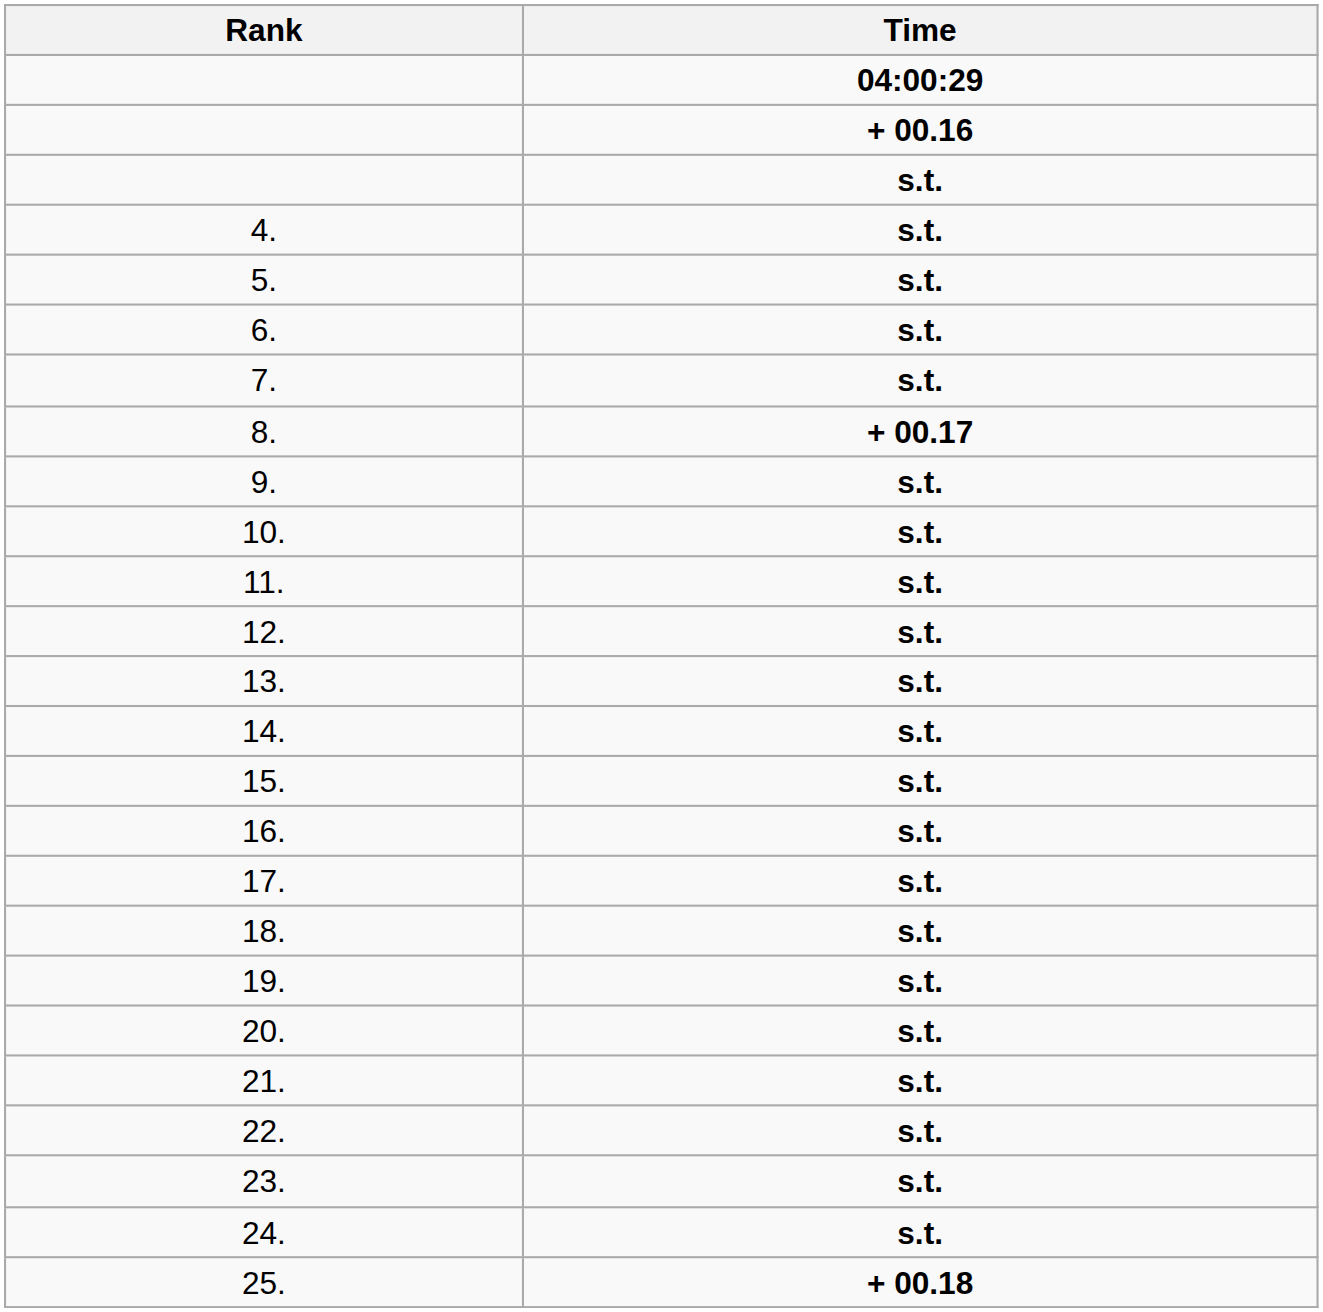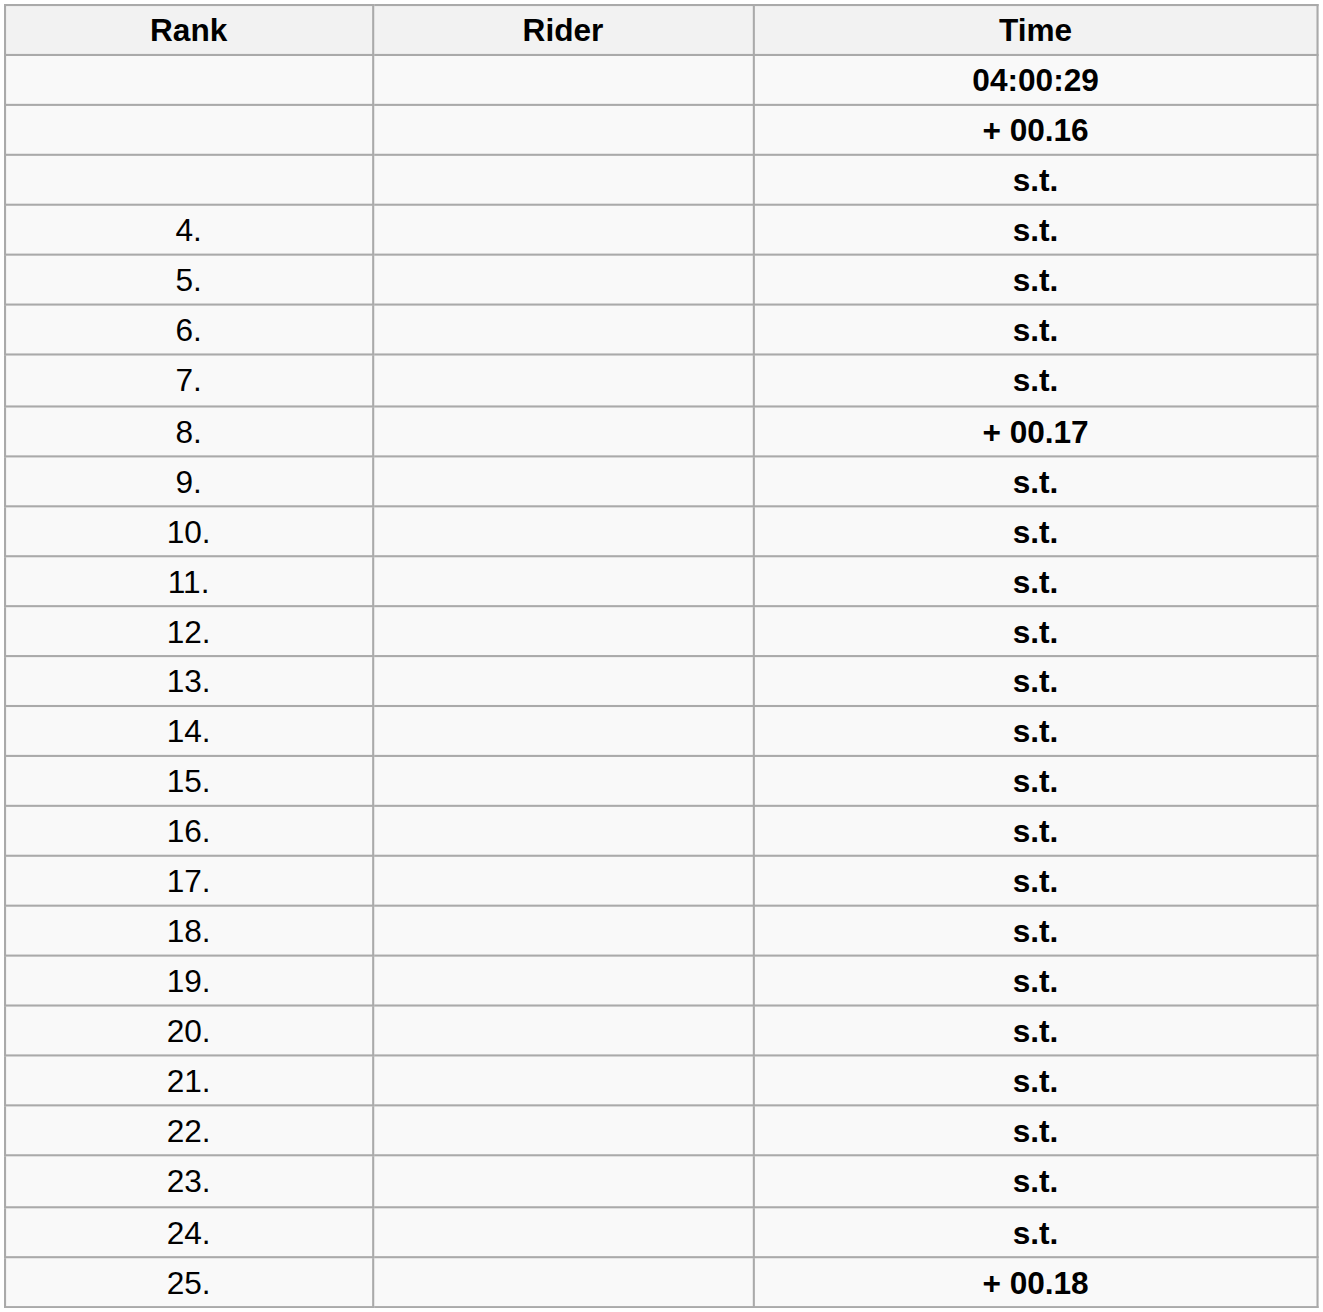+ column: (563, 30)
